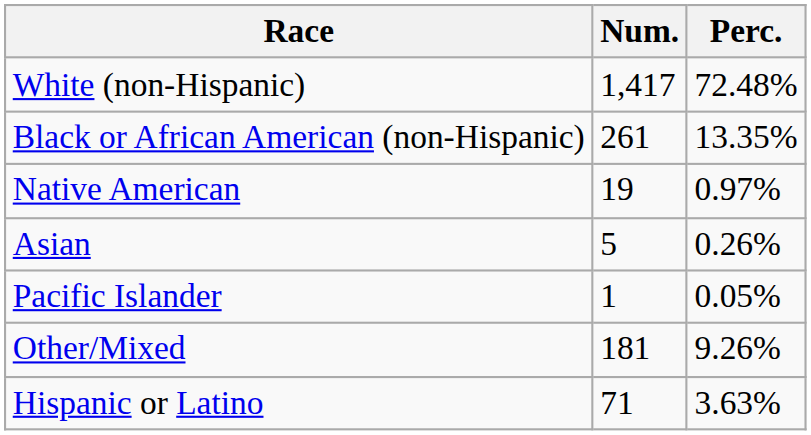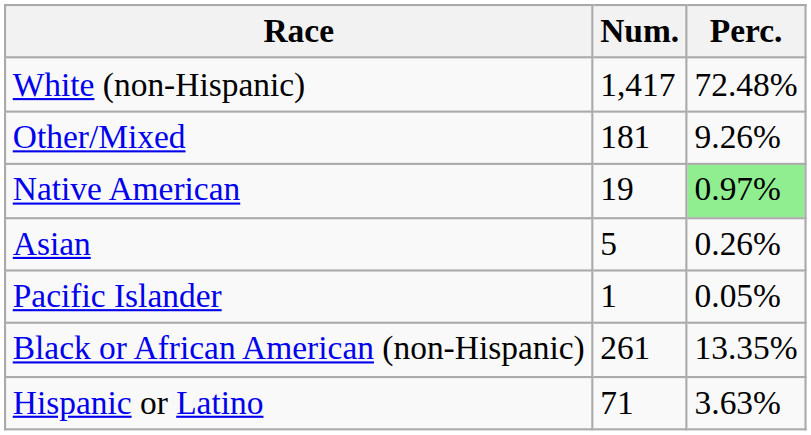rows swapped: (299, 137) <-> (99, 349)
(738, 190) no background -> (738, 190) lightgreen background
